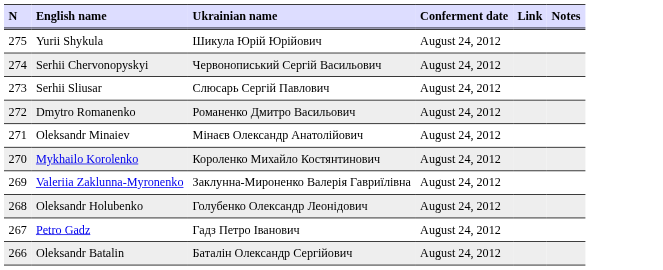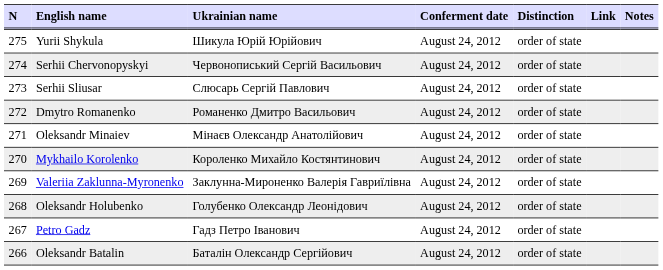+ column: (546, 16)
